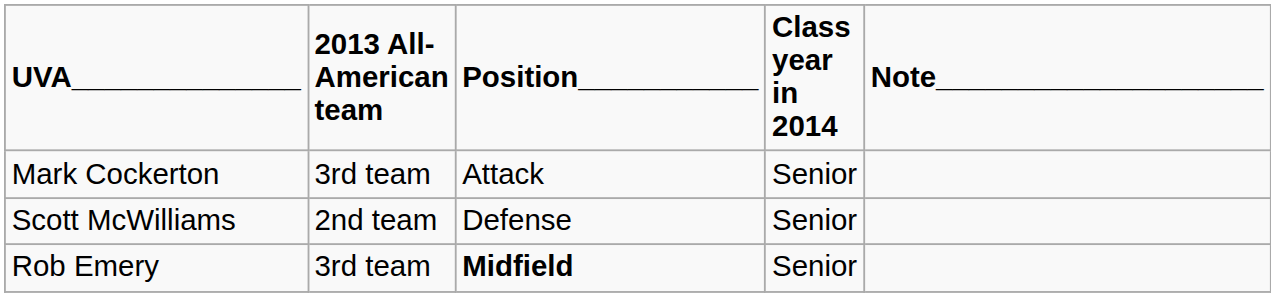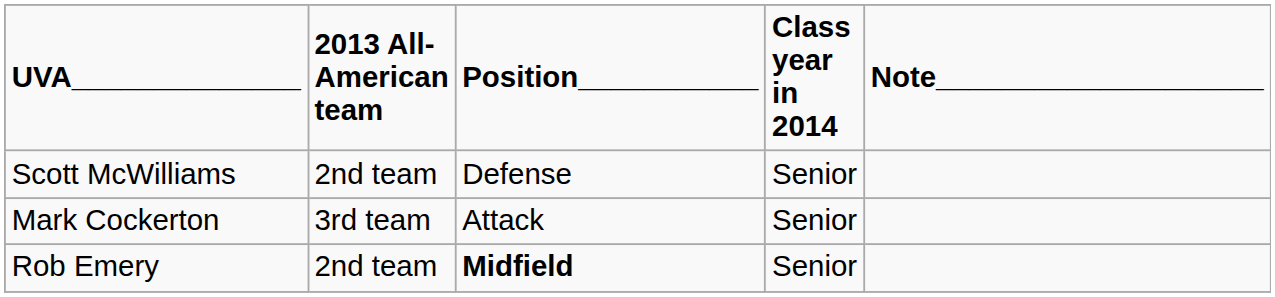rows swapped: (124, 220) <-> (116, 173)
(373, 267) 3rd team -> (376, 267) 2nd team
